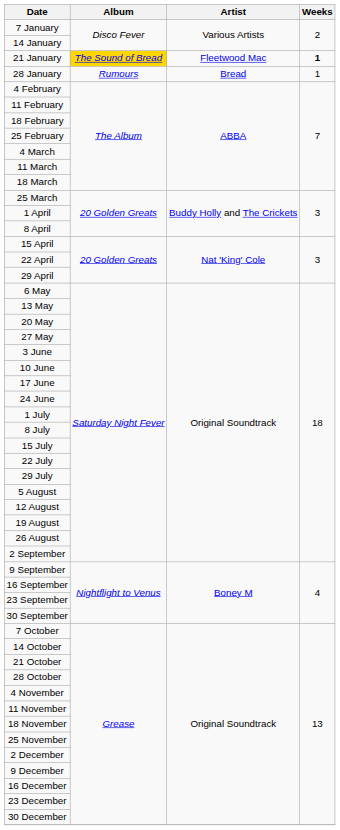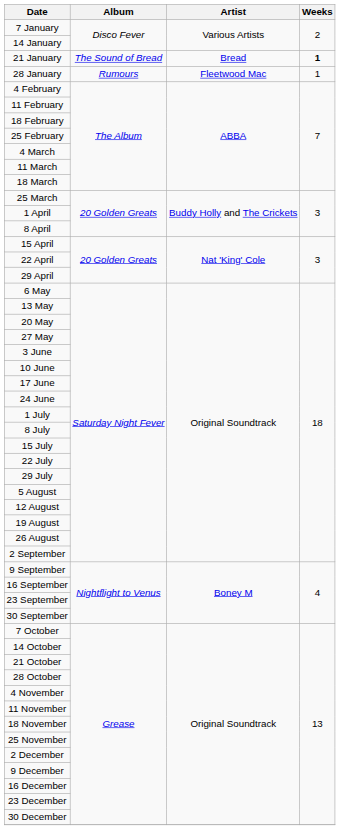(118, 58) gold background -> (118, 58) no background
(233, 58) Fleetwood Mac -> (233, 58) Bread
(233, 74) Bread -> (233, 74) Fleetwood Mac
